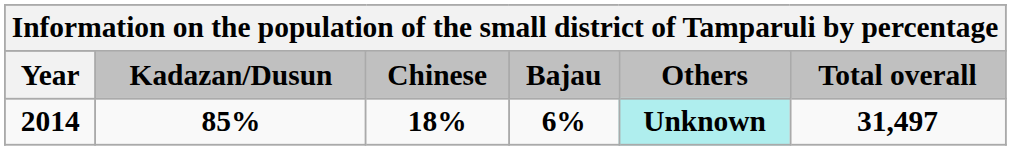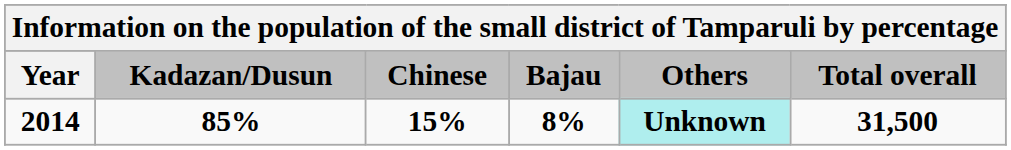(437, 121) 18% -> (437, 121) 15%
(564, 121) 6% -> (564, 121) 8%
(897, 121) 31,497 -> (897, 121) 31,500
